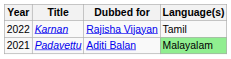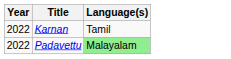- column: (122, 12)
(18, 45) 2021 -> (18, 45) 2022
